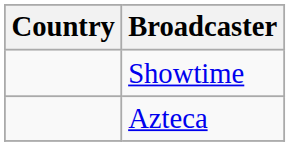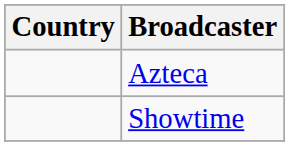rows swapped: (168, 118) <-> (186, 72)
